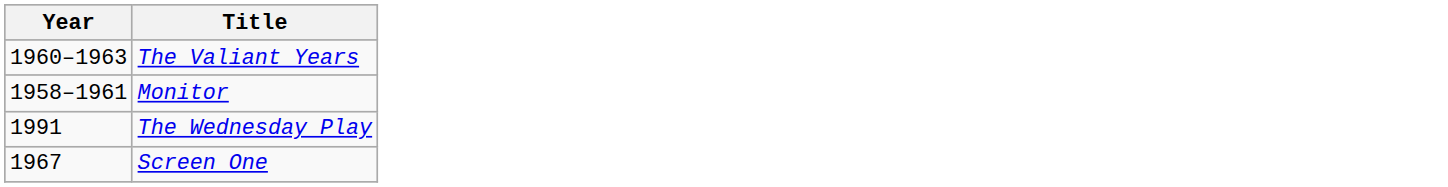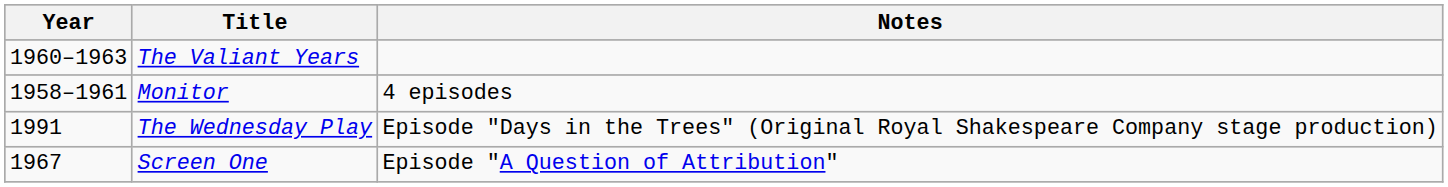+ column: (910, 23)
